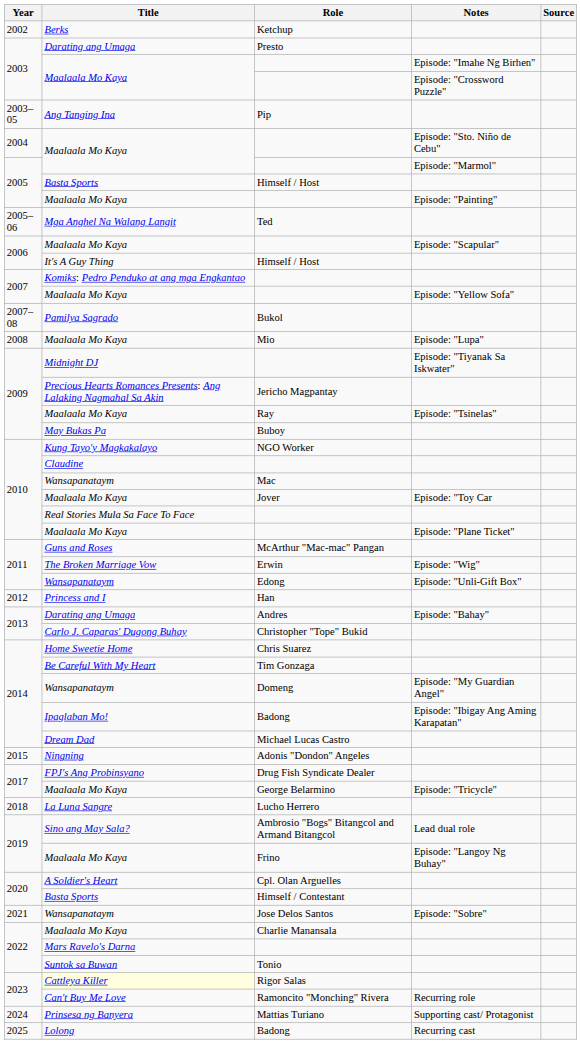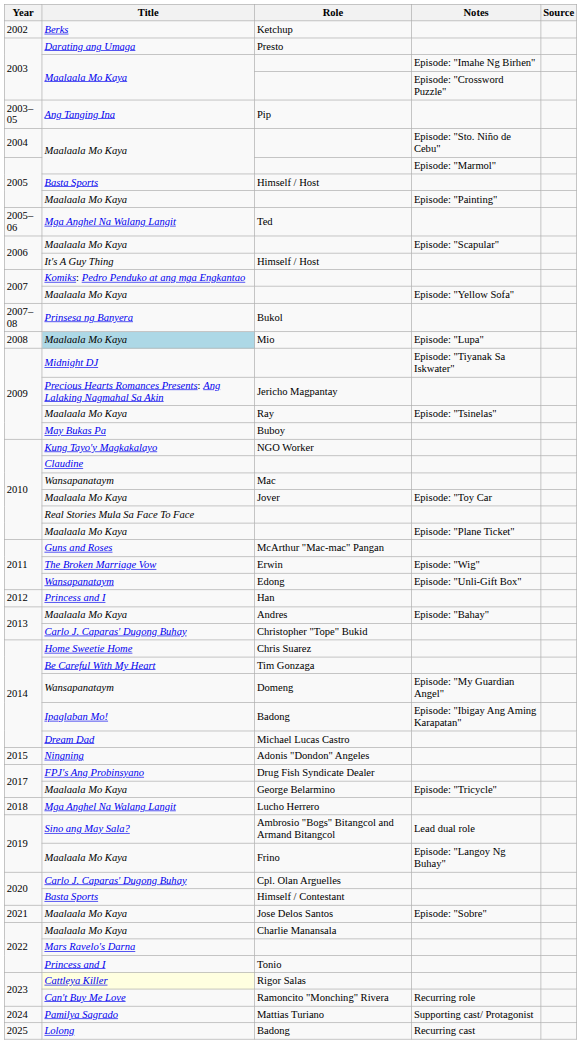(81, 317) Pamilya Sagrado -> (89, 317) Prinsesa ng Banyera
(86, 340) no background -> (86, 340) lightblue background
(90, 615) Darating ang Umaga -> (86, 615) Maalaala Mo Kaya
(78, 806) La Luna Sangre -> (110, 806) Mga Anghel Na Walang Langit
(81, 880) A Soldier's Heart -> (116, 880) Carlo J. Caparas' Dugong Buhay
(79, 913) Wansapanataym -> (86, 913) Maalaala Mo Kaya
(81, 964) Suntok sa Buwan -> (75, 964) Princess and I
(89, 1014) Prinsesa ng Banyera -> (81, 1014) Pamilya Sagrado
